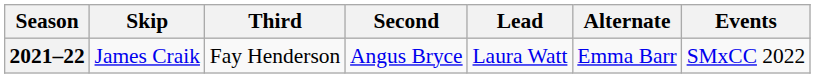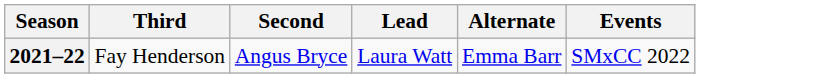- column: (147, 21)
